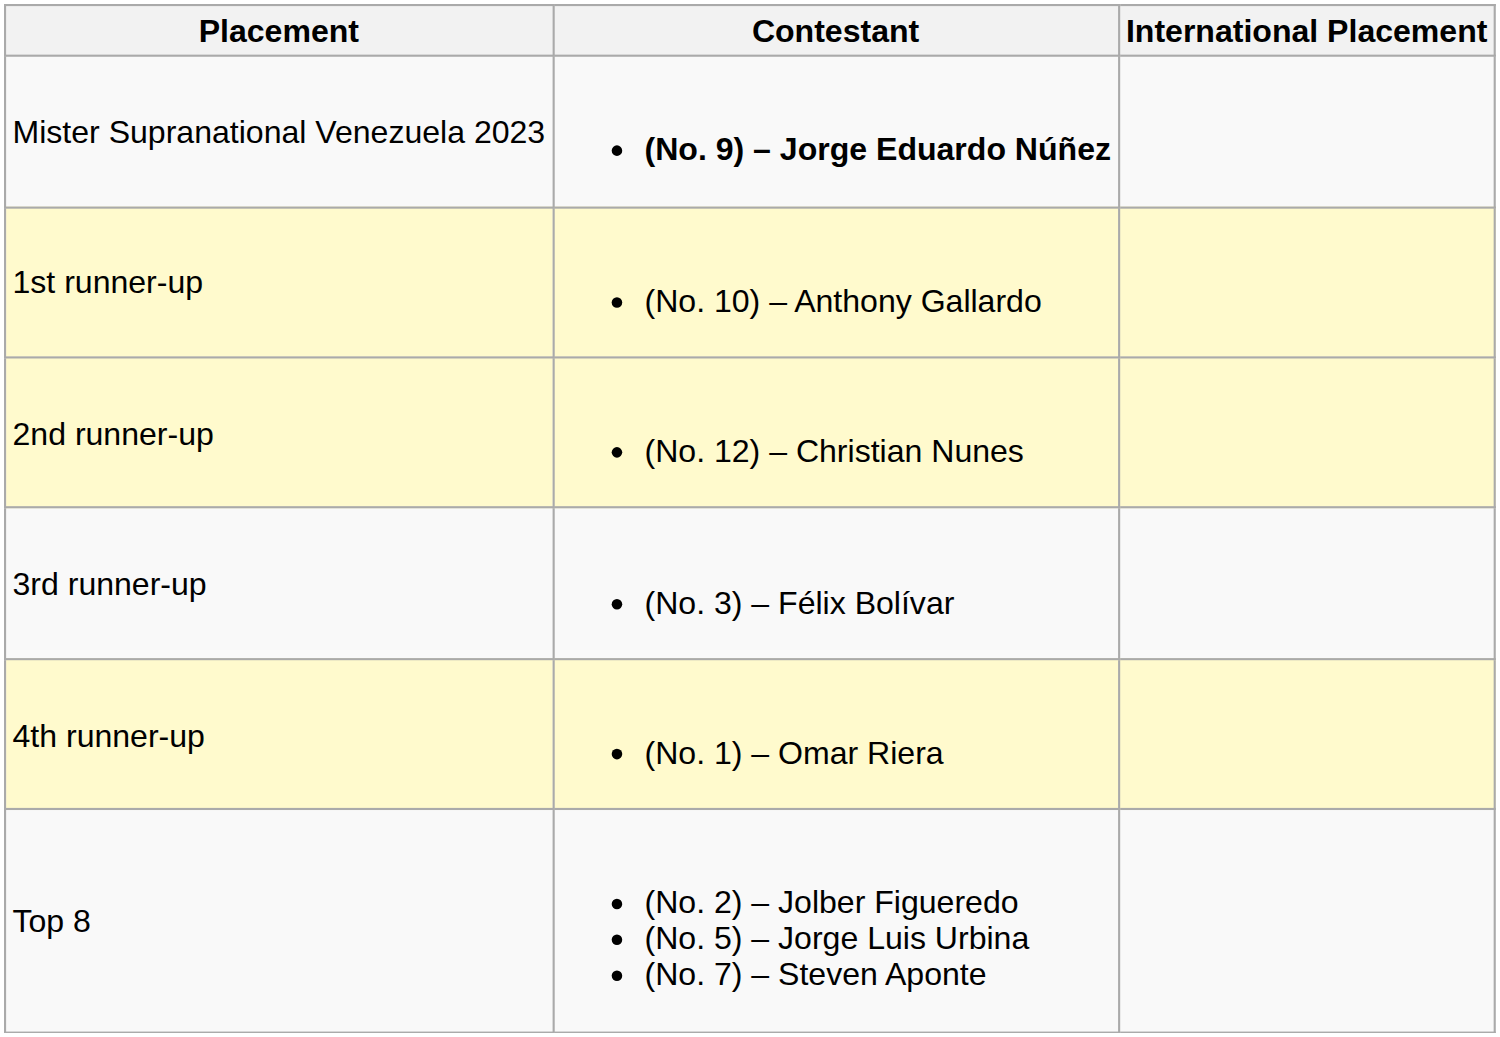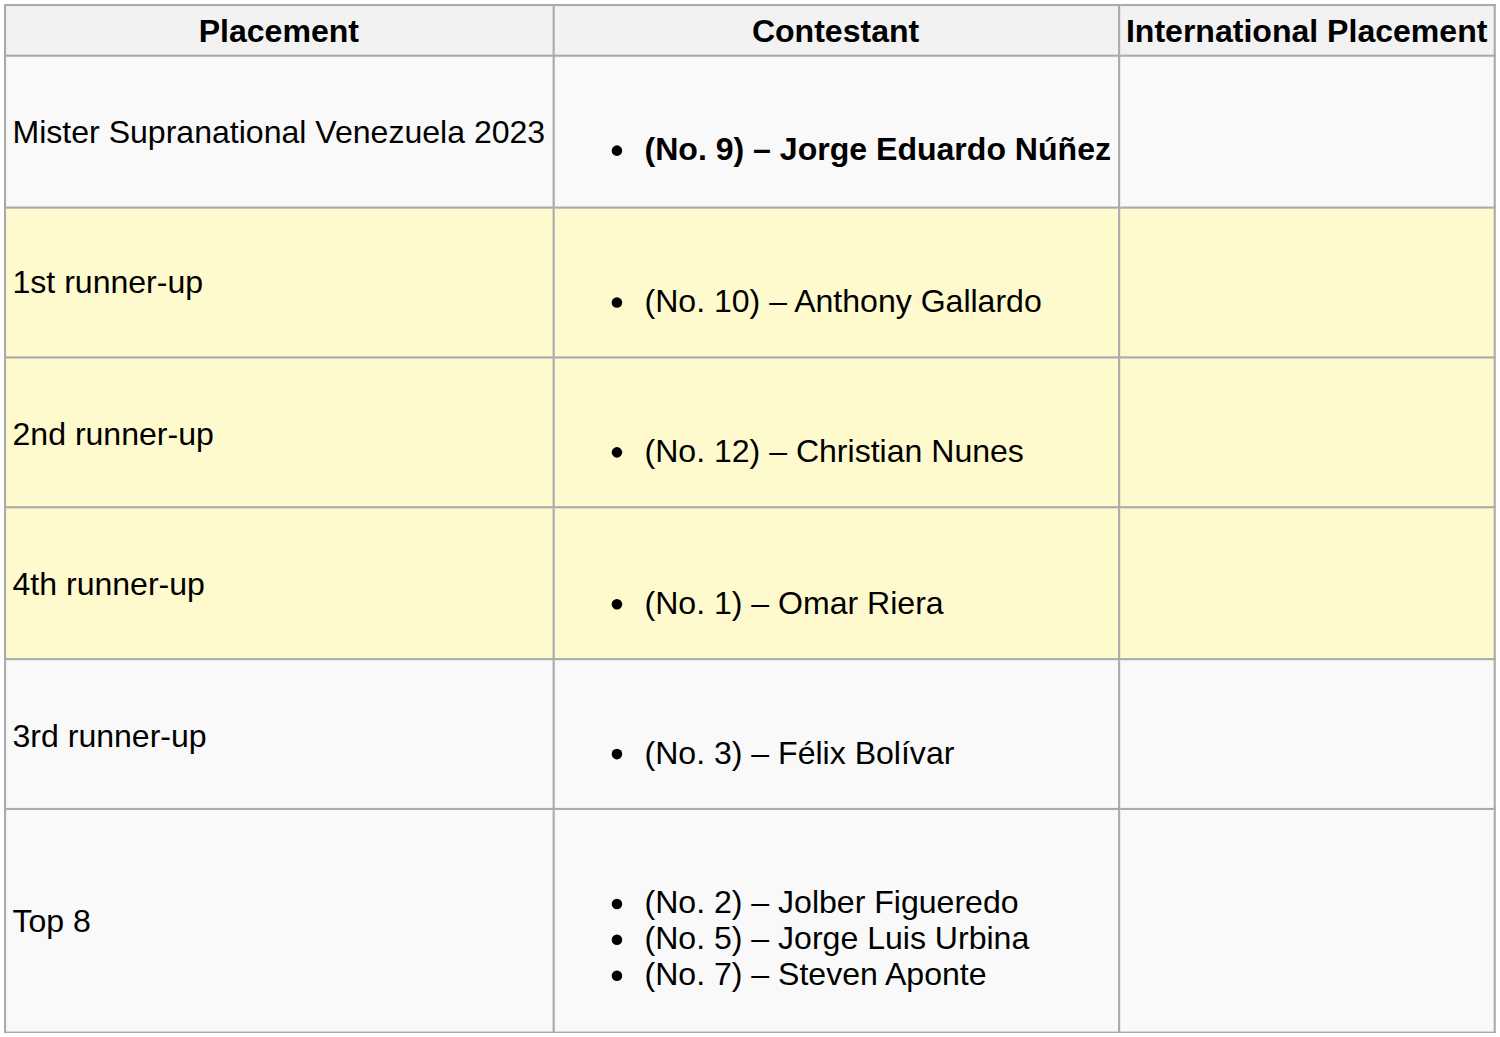rows swapped: (110, 584) <-> (109, 734)
